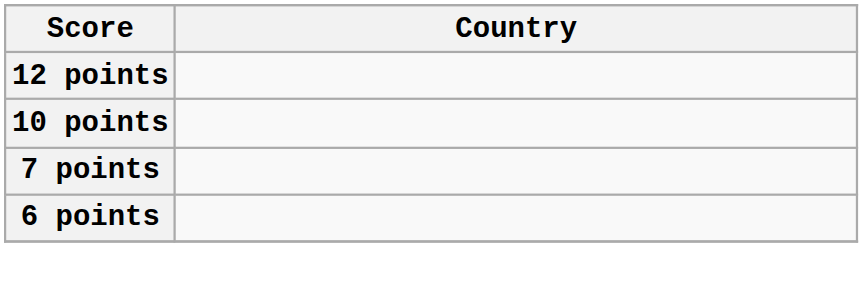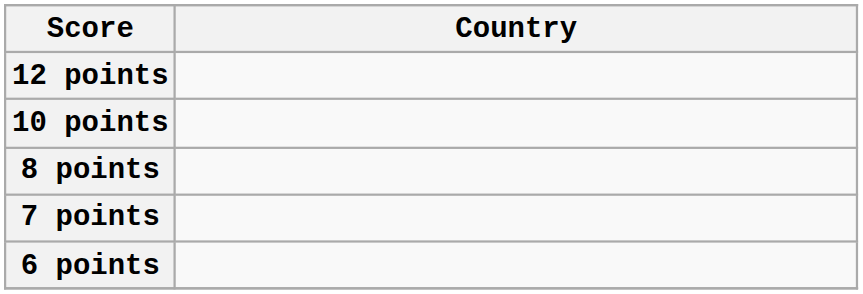+ row: (90, 170)
